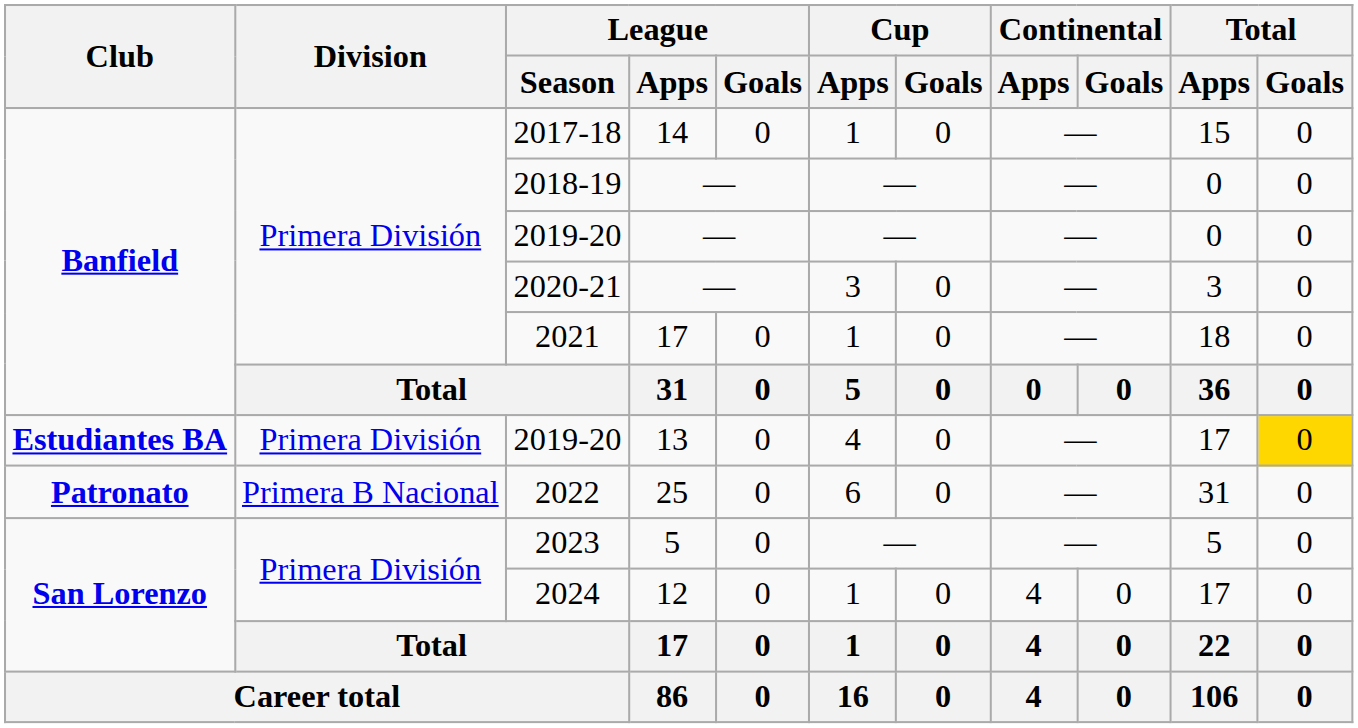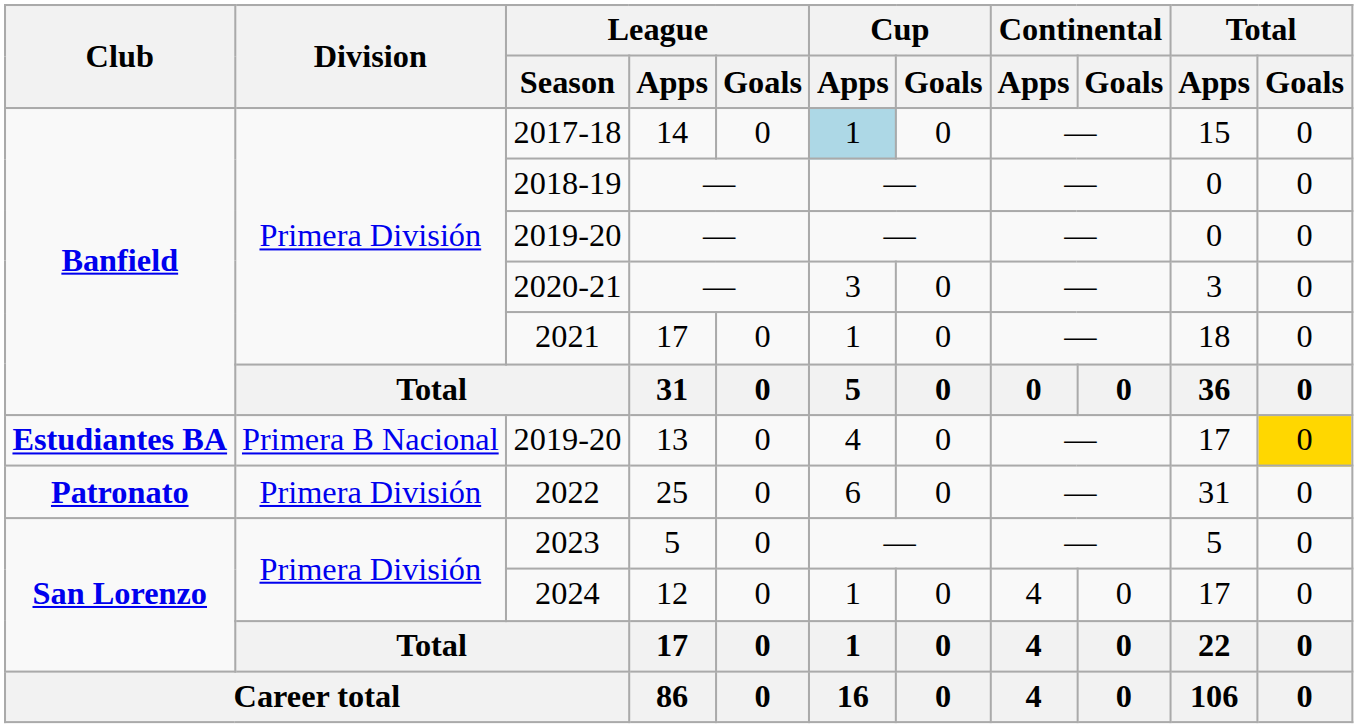(853, 132) no background -> (853, 132) lightblue background
(370, 440) Primera División -> (370, 440) Primera B Nacional
(370, 491) Primera B Nacional -> (370, 491) Primera División
